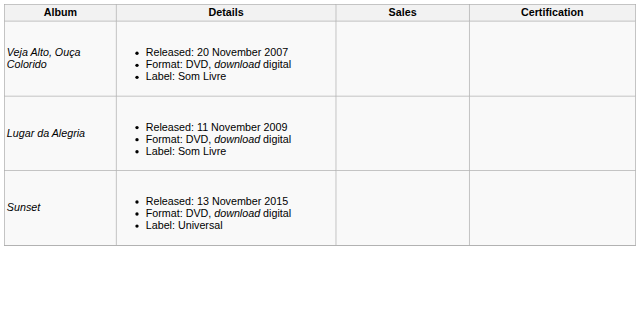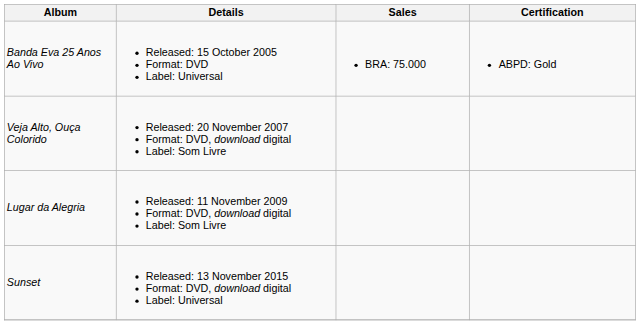+ row: (54, 58)
